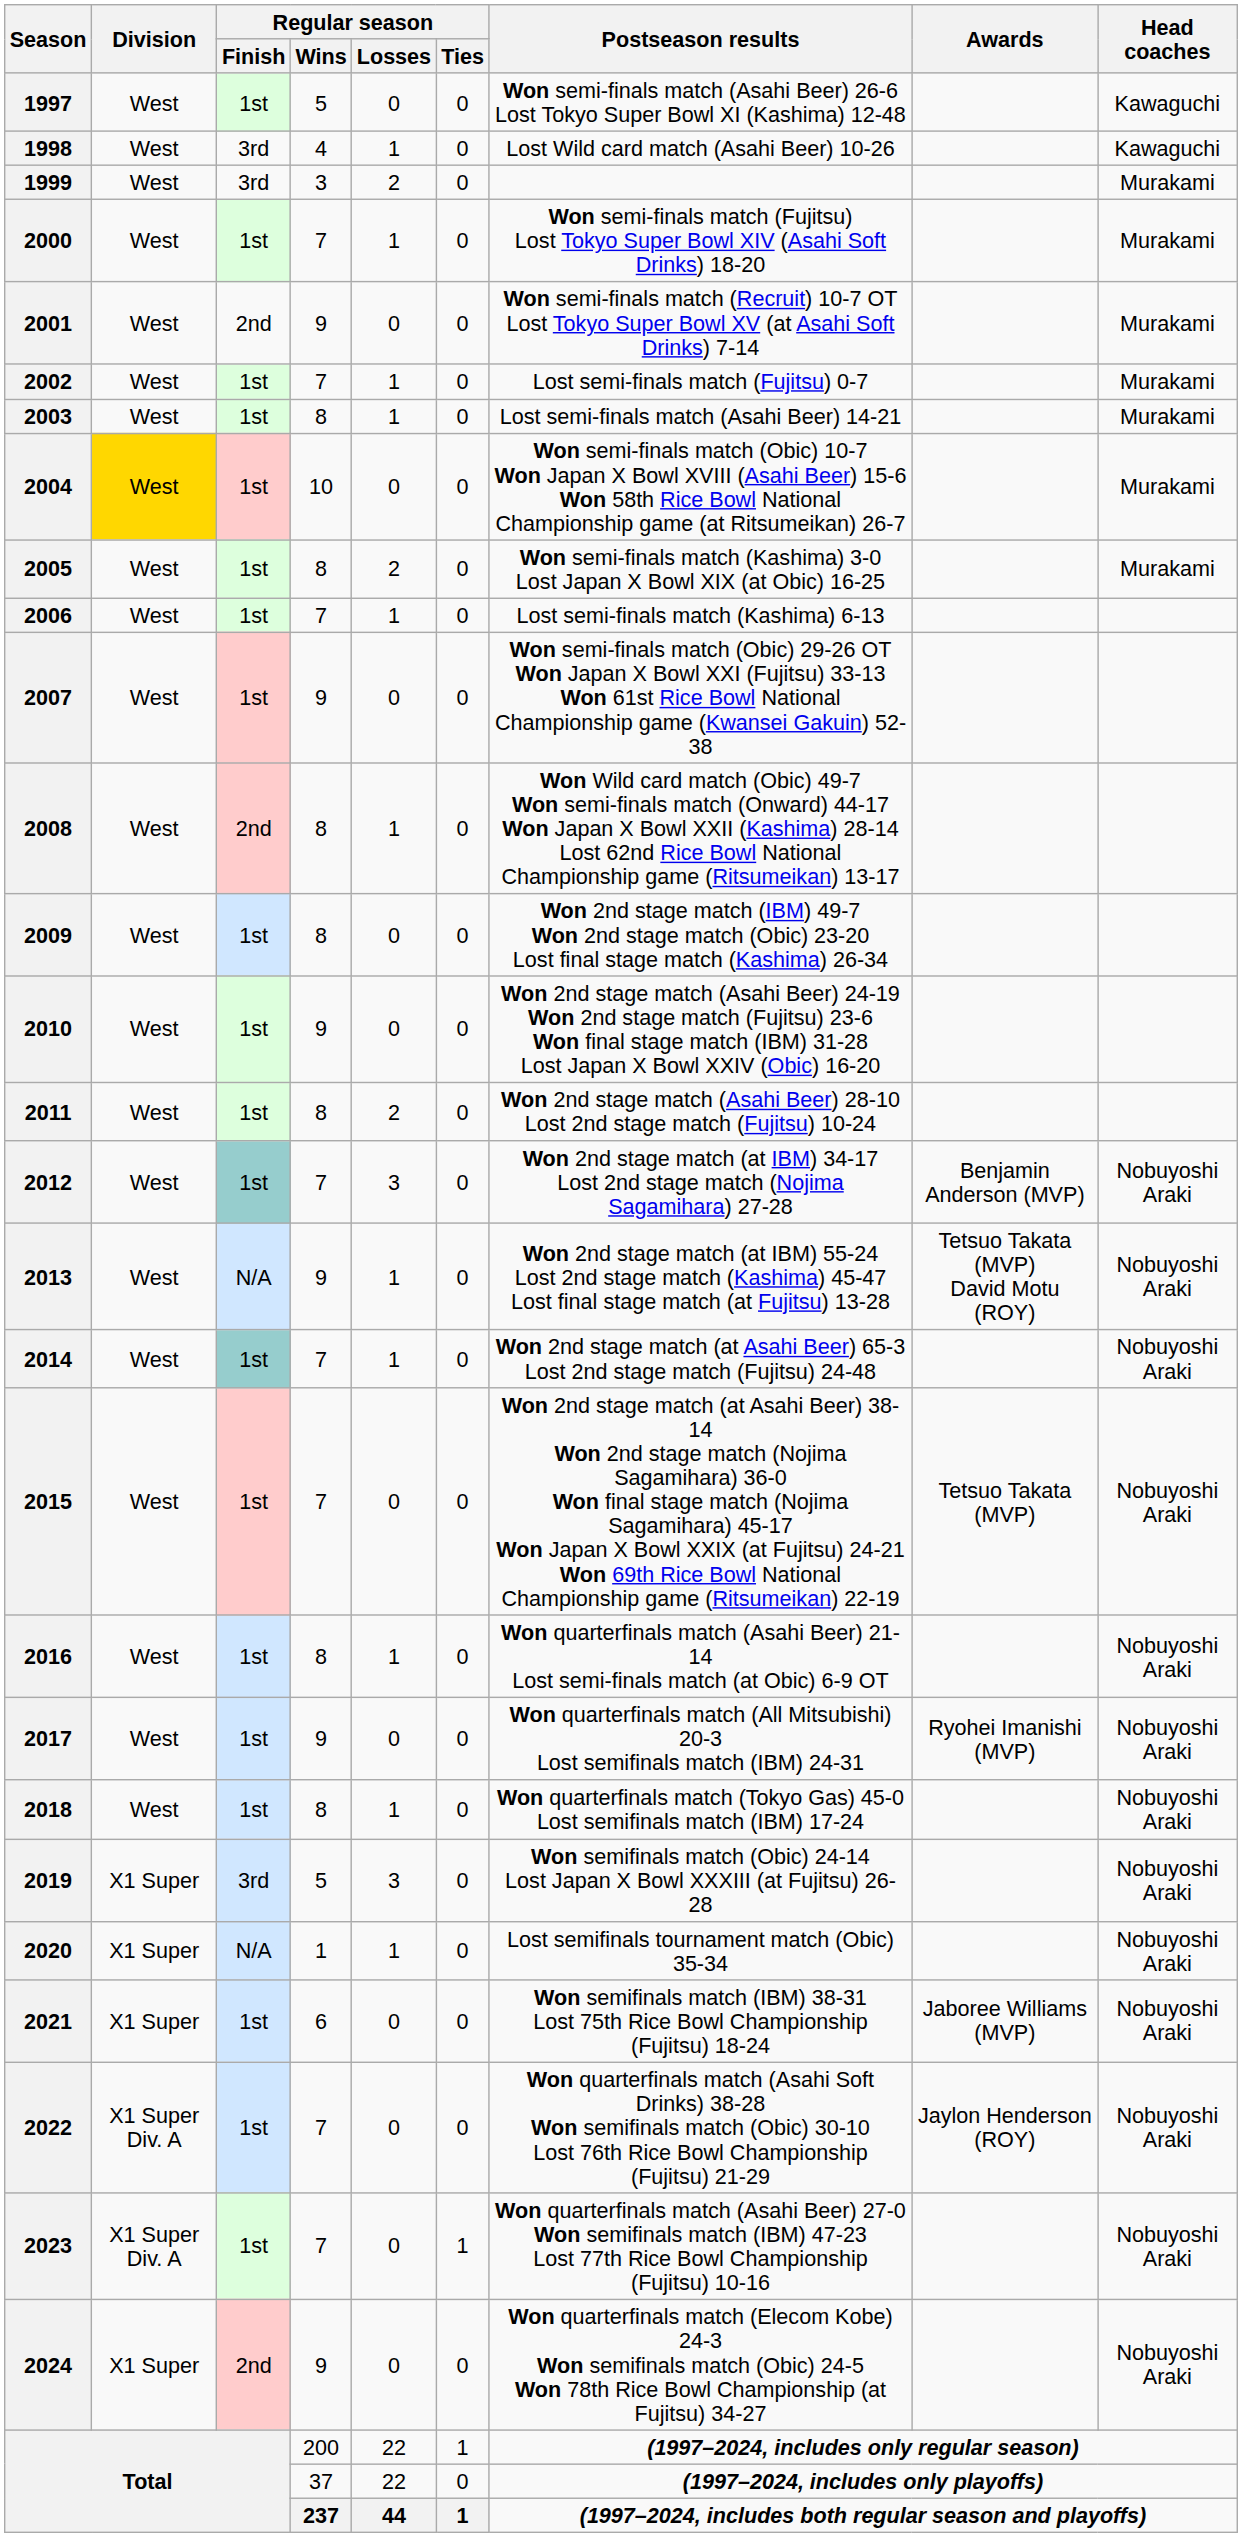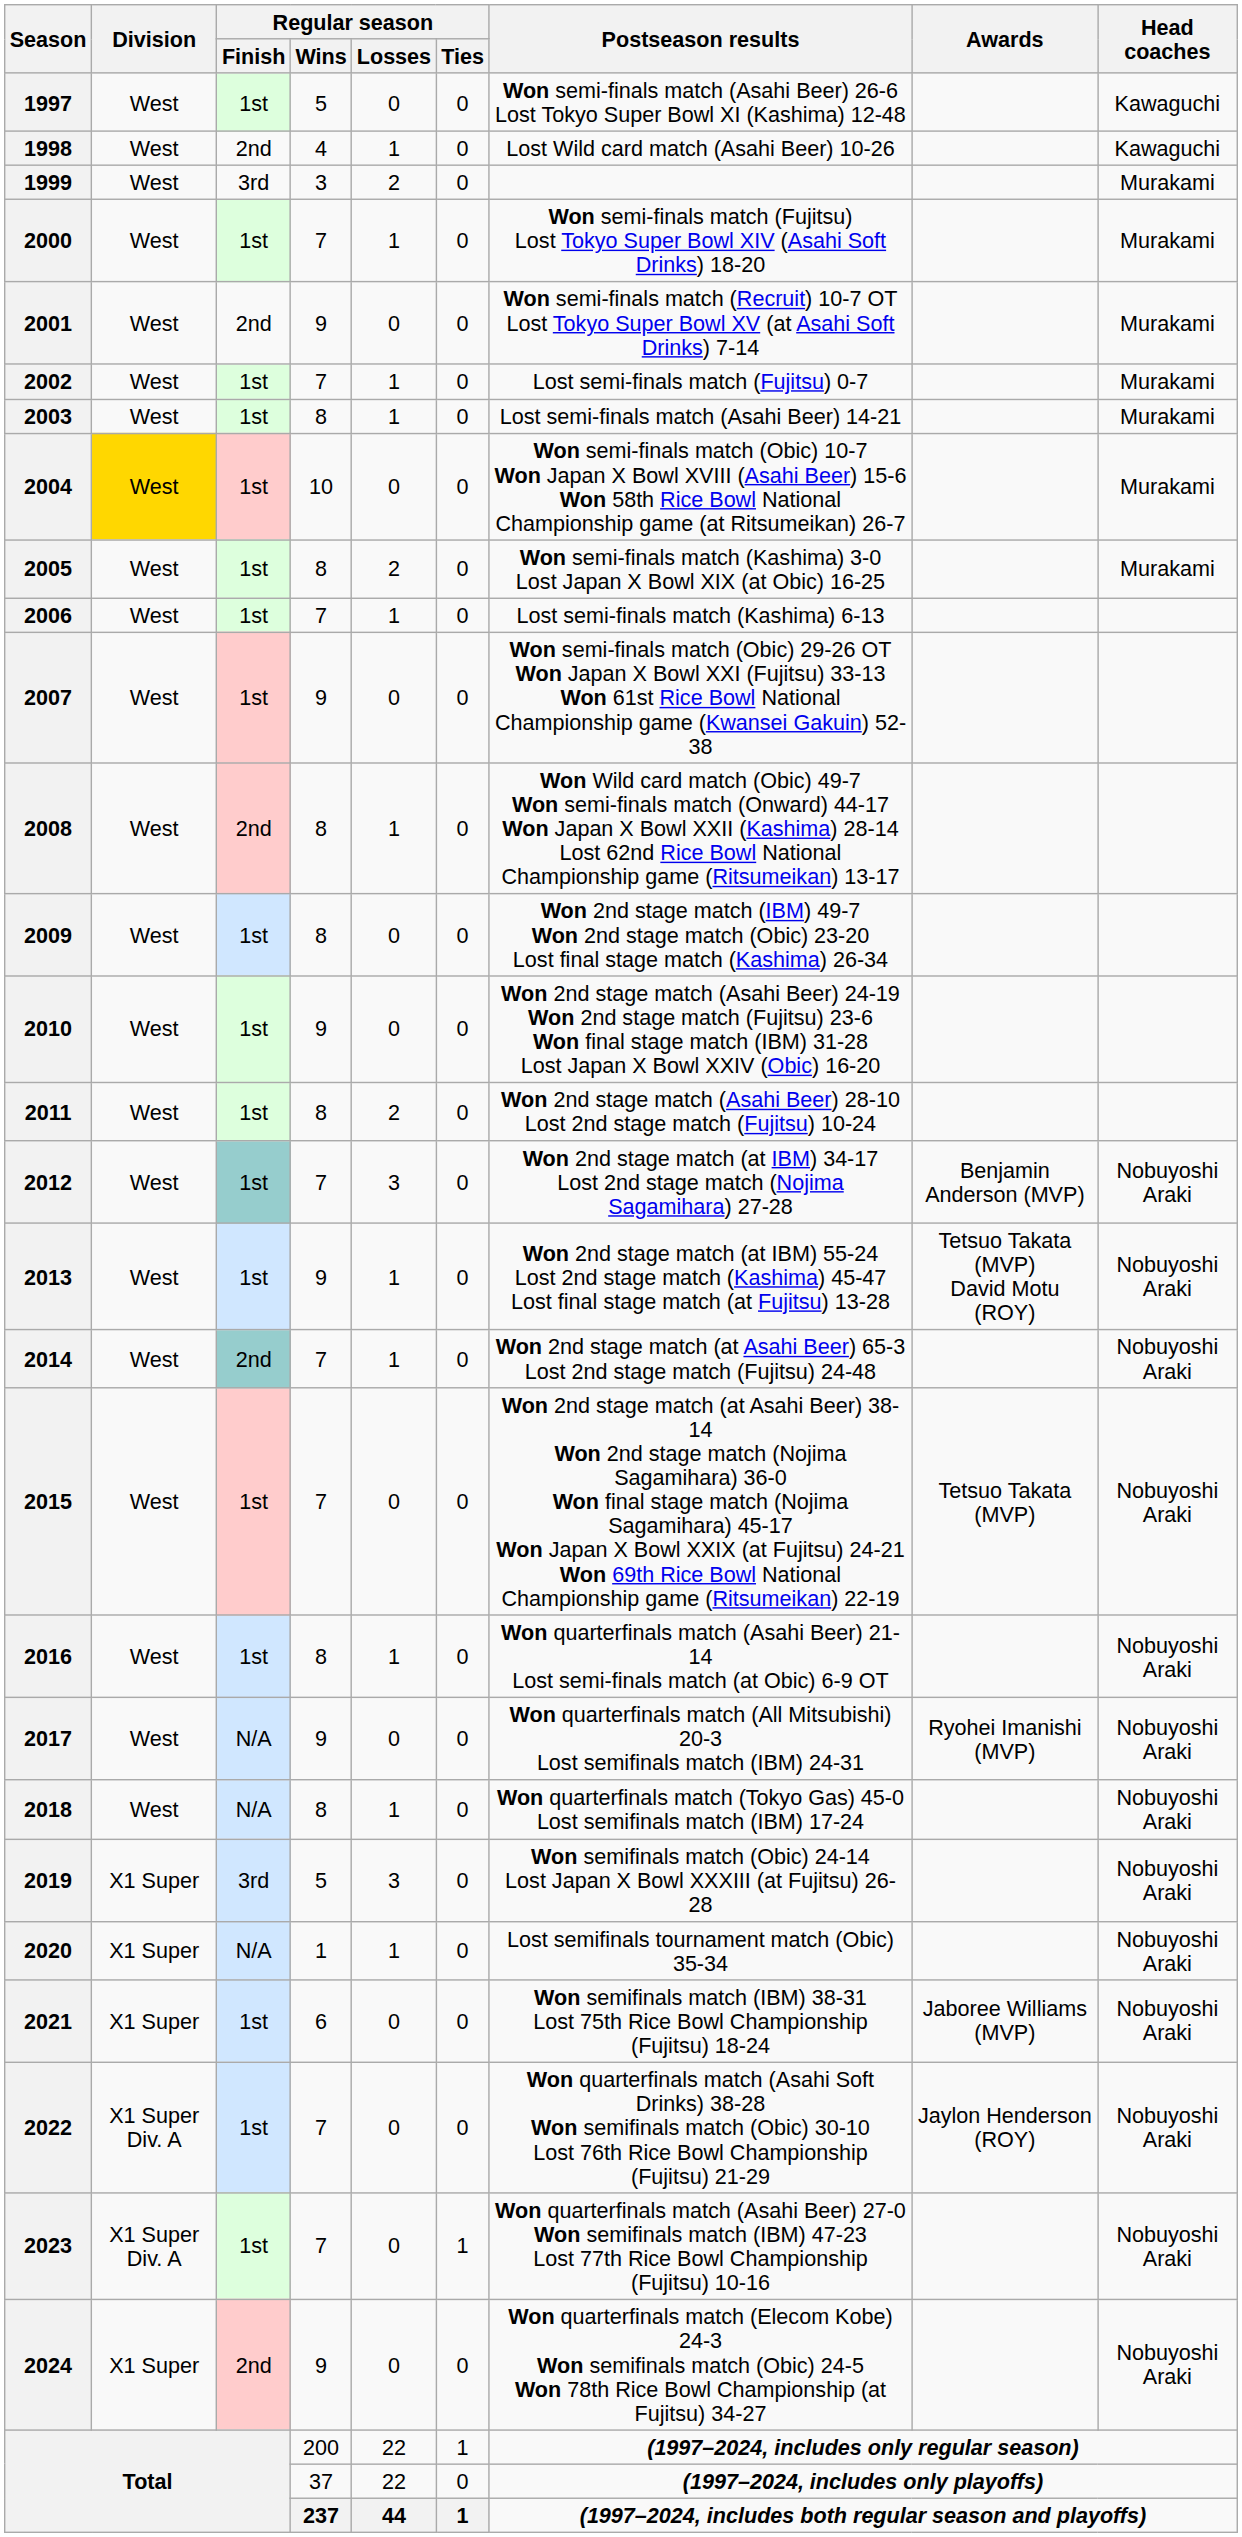(254, 149) 3rd -> (254, 149) 2nd
(254, 1277) N/A -> (254, 1277) 1st
(254, 1359) 1st -> (254, 1359) 2nd
(254, 1739) 1st -> (254, 1739) N/A
(254, 1810) 1st -> (254, 1810) N/A
